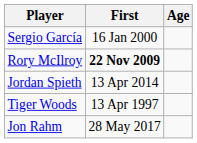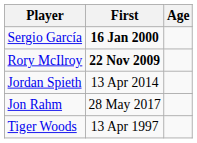(125, 38) normal -> (125, 38) bold
rows swapped: (42, 105) <-> (35, 127)
